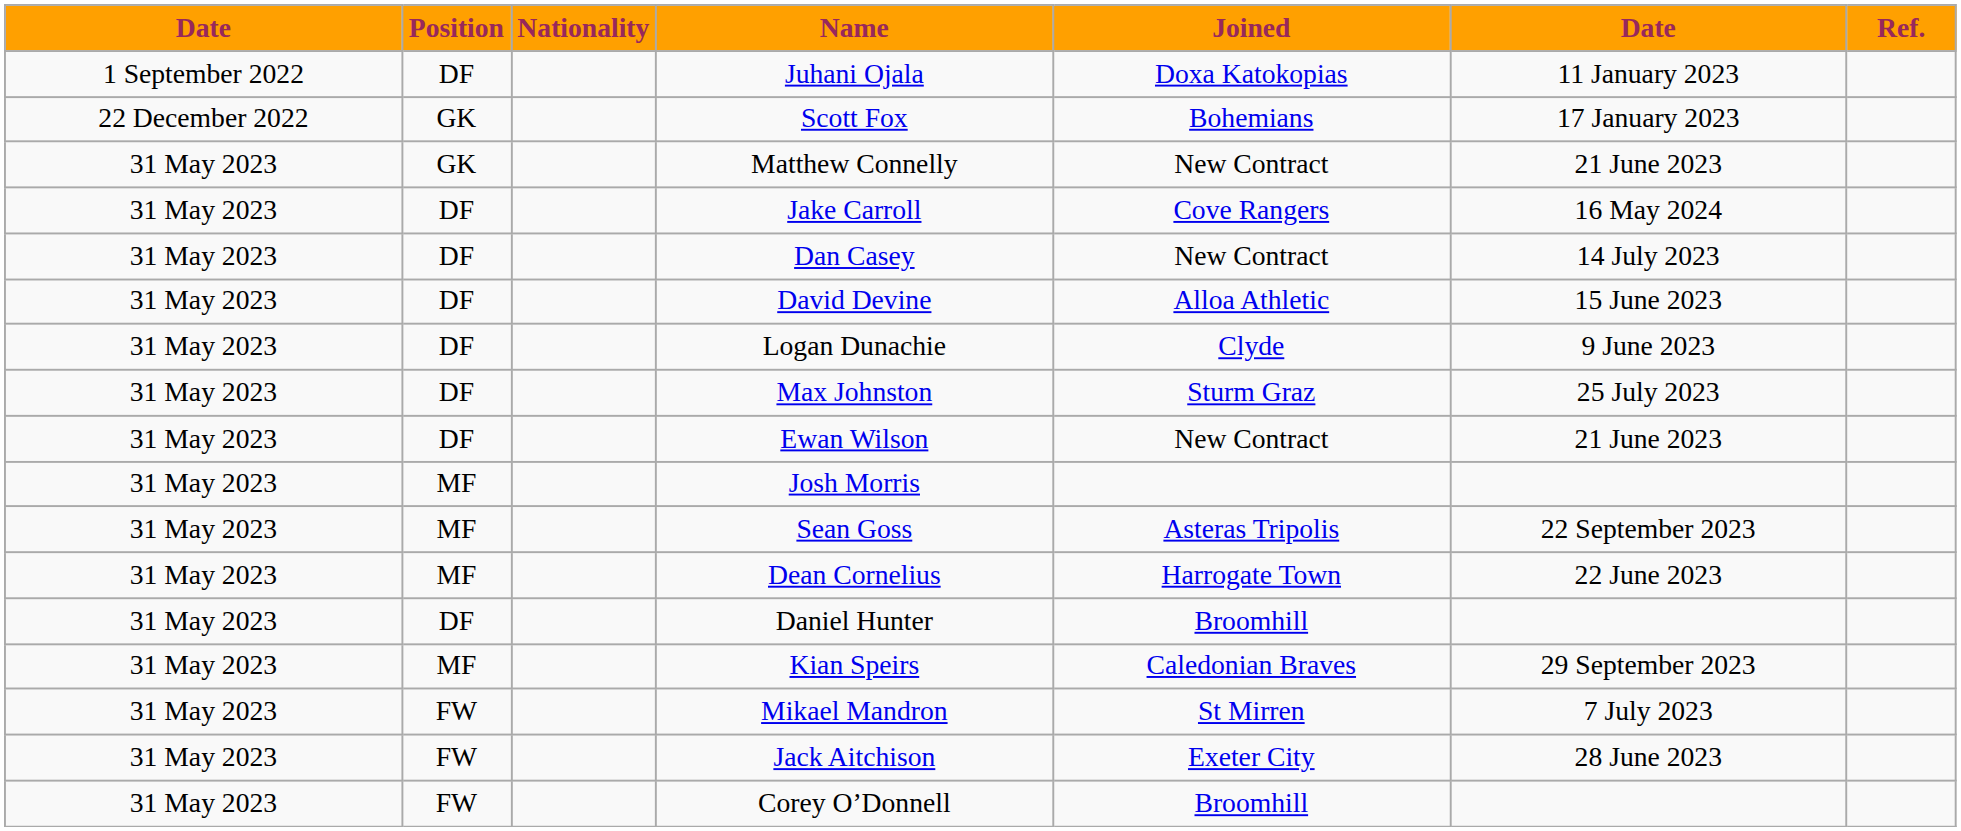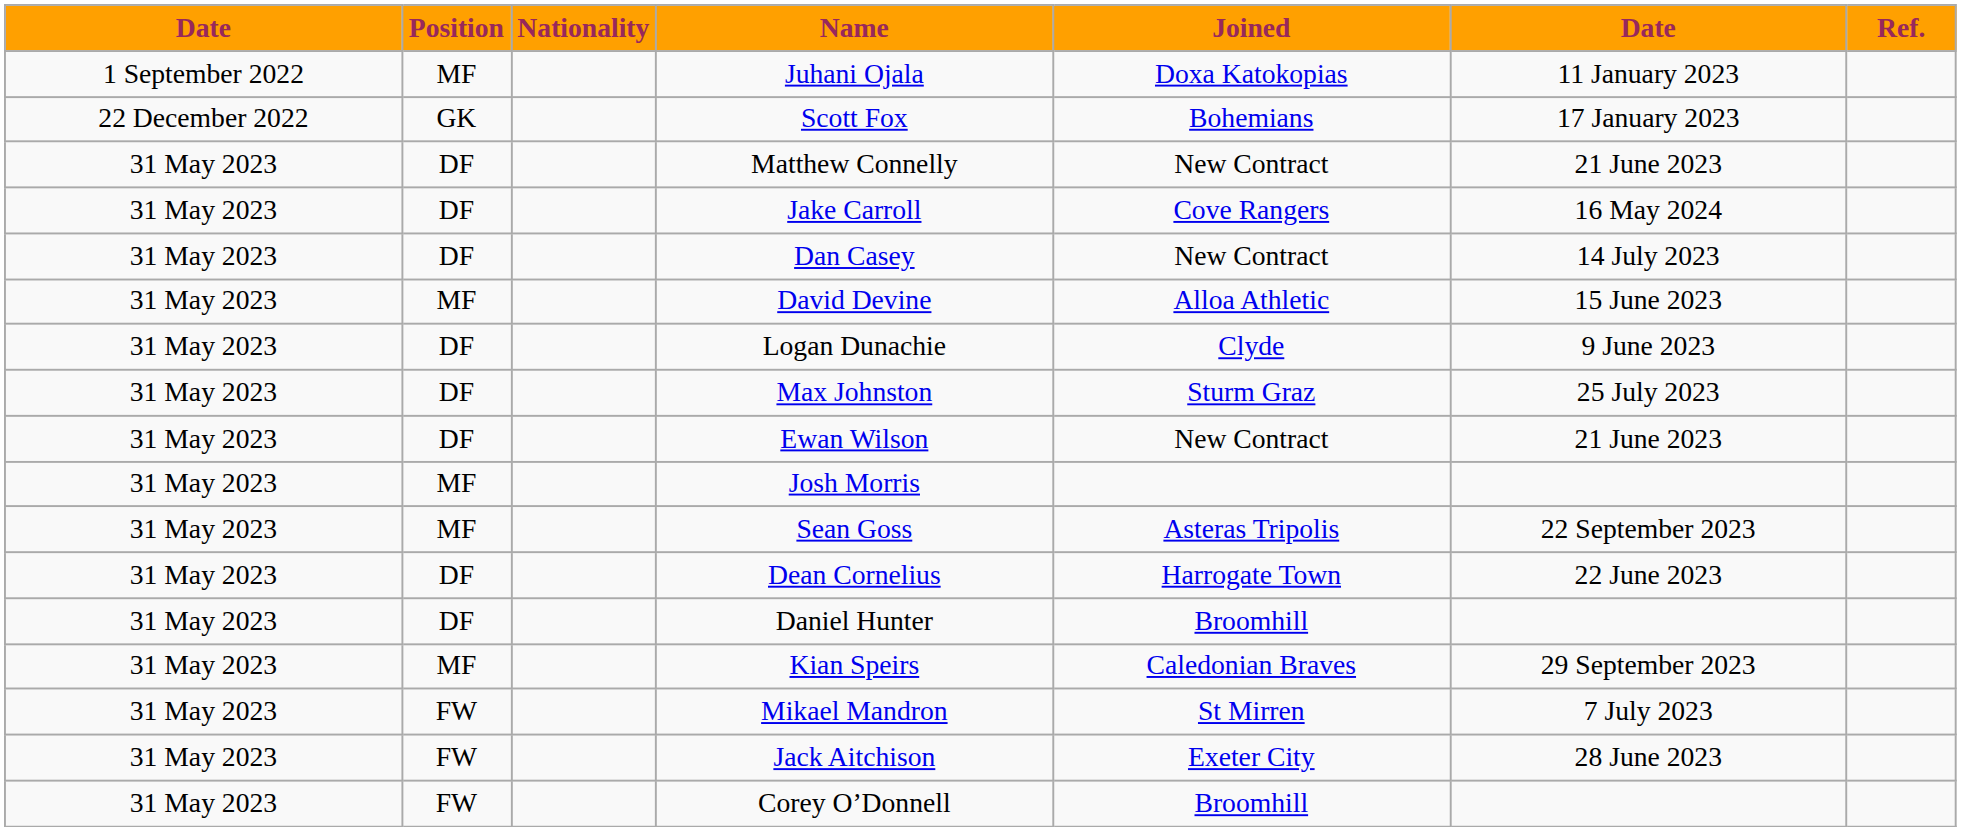(456, 73) DF -> (456, 73) MF
(456, 164) GK -> (456, 164) DF
(456, 301) DF -> (456, 301) MF
(456, 574) MF -> (456, 574) DF
